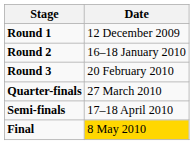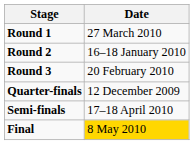(134, 33) 12 December 2009 -> (124, 33) 27 March 2010
(124, 91) 27 March 2010 -> (134, 91) 12 December 2009
